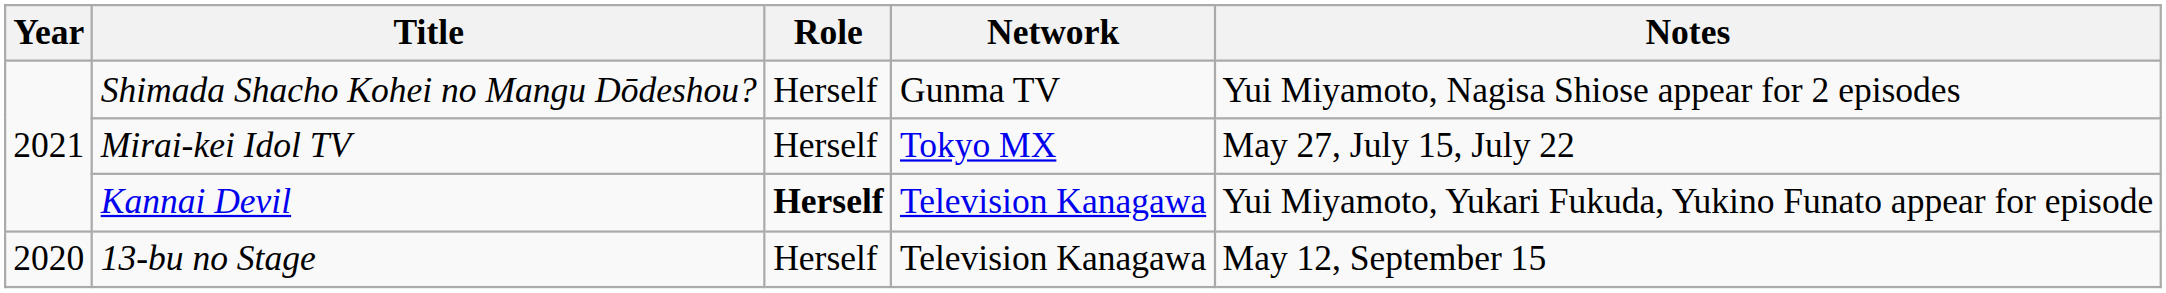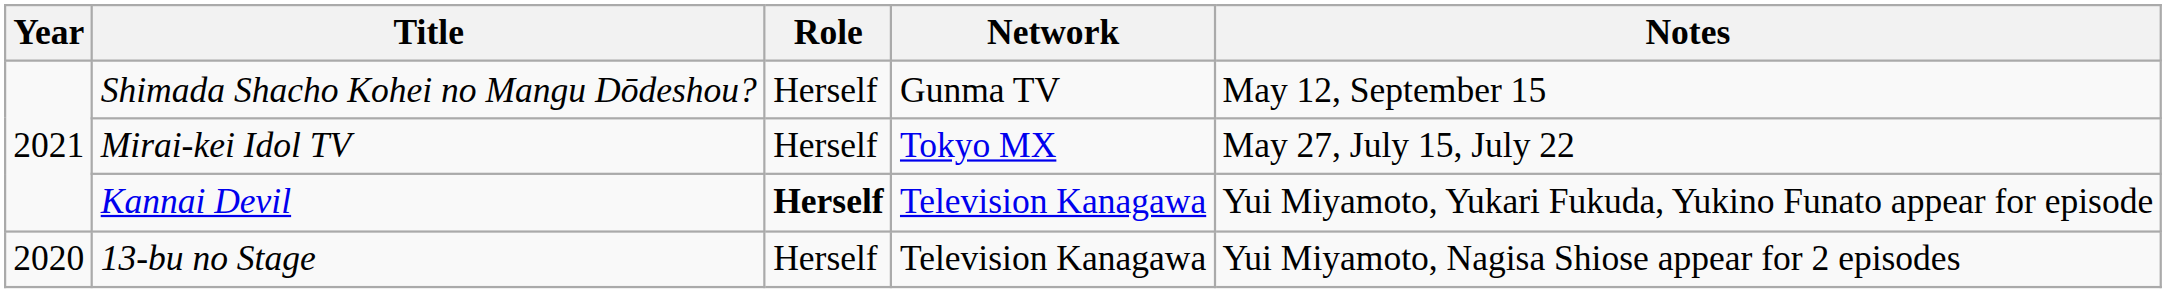(1592, 88) Yui Miyamoto, Nagisa Shiose appear for 2 episodes -> (1384, 88) May 12, September 15
(1384, 257) May 12, September 15 -> (1592, 257) Yui Miyamoto, Nagisa Shiose appear for 2 episodes
